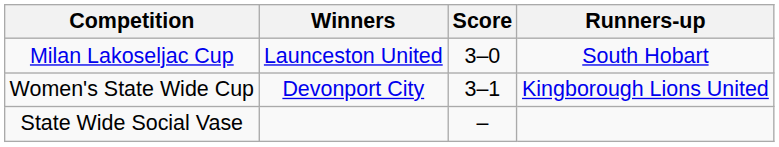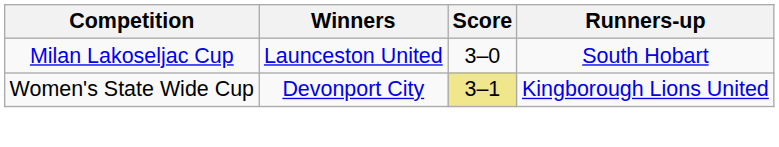(482, 89) no background -> (482, 89) khaki background
- row: (132, 123)
